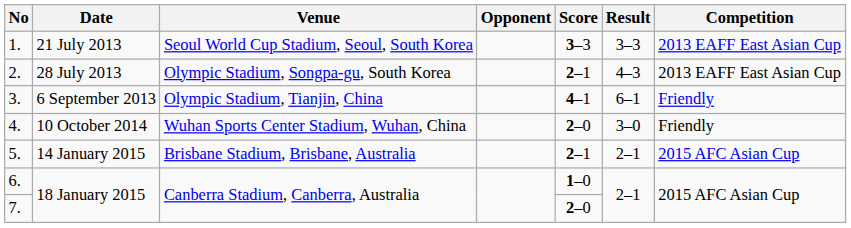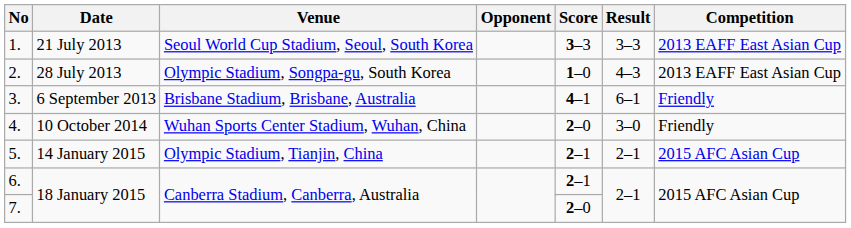(578, 71) 2–1 -> (578, 71) 1–0
(273, 99) Olympic Stadium, Tianjin, China -> (290, 99) Brisbane Stadium, Brisbane, Australia
(290, 153) Brisbane Stadium, Brisbane, Australia -> (273, 153) Olympic Stadium, Tianjin, China
(578, 180) 1–0 -> (578, 180) 2–1
